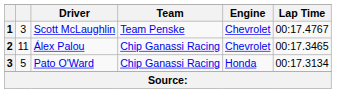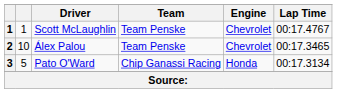(23, 30) 3 -> (24, 30) 1
(23, 47) 11 -> (24, 47) 10
(170, 47) Chip Ganassi Racing -> (153, 47) Team Penske
